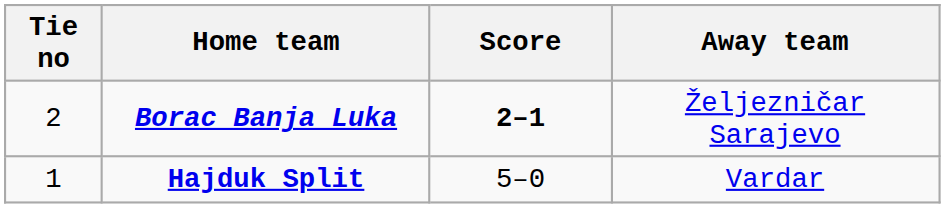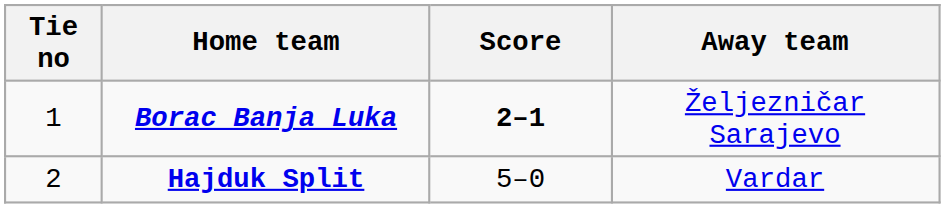(54, 119) 2 -> (54, 119) 1
(54, 179) 1 -> (54, 179) 2
